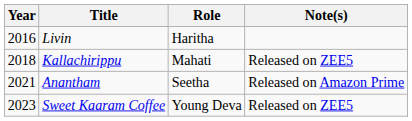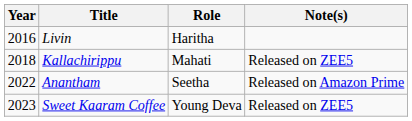(22, 82) 2021 -> (22, 82) 2022
